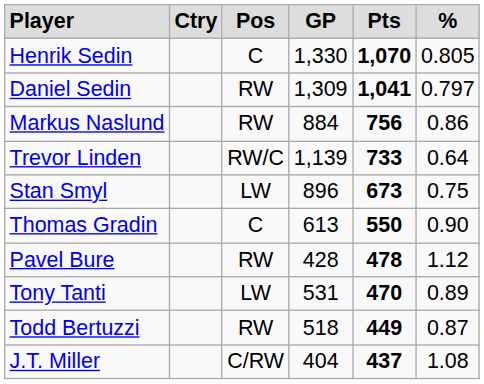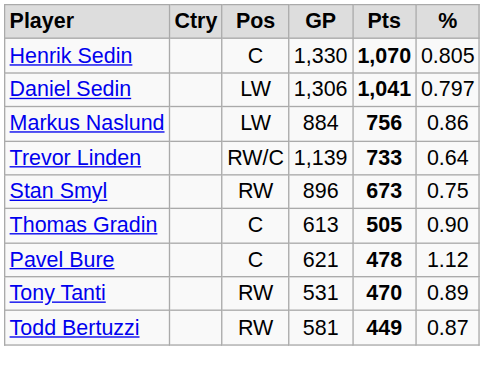(256, 89) RW -> (256, 89) LW
(321, 89) 1,309 -> (321, 89) 1,306
(256, 123) RW -> (256, 123) LW
(256, 191) LW -> (256, 191) RW
(384, 225) 550 -> (384, 225) 505
(256, 259) RW -> (256, 259) C
(321, 259) 428 -> (321, 259) 621
(256, 293) LW -> (256, 293) RW
(321, 327) 518 -> (321, 327) 581
- row: (55, 361)
